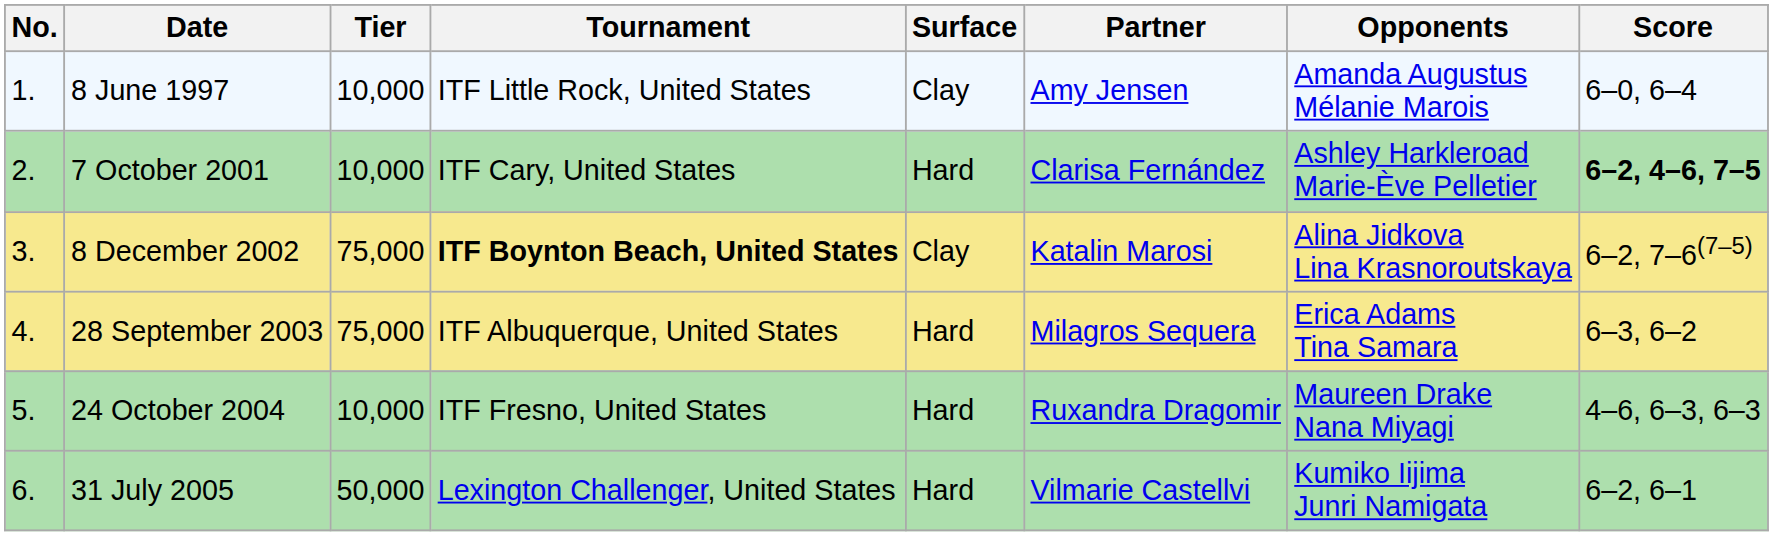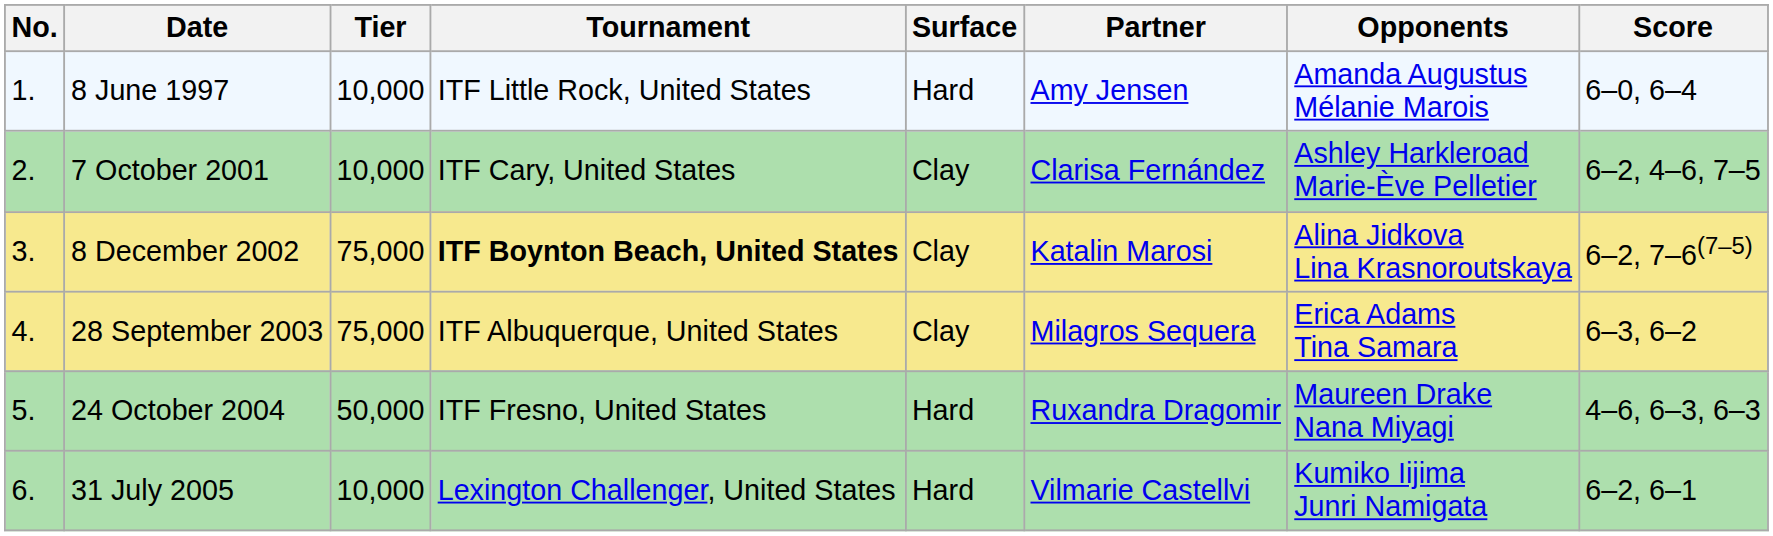(941, 90) Clay -> (943, 90) Hard
(943, 170) Hard -> (941, 170) Clay
(1673, 170) bold -> (1673, 170) normal
(943, 330) Hard -> (941, 330) Clay
(380, 410) 10,000 -> (380, 410) 50,000
(380, 490) 50,000 -> (380, 490) 10,000
